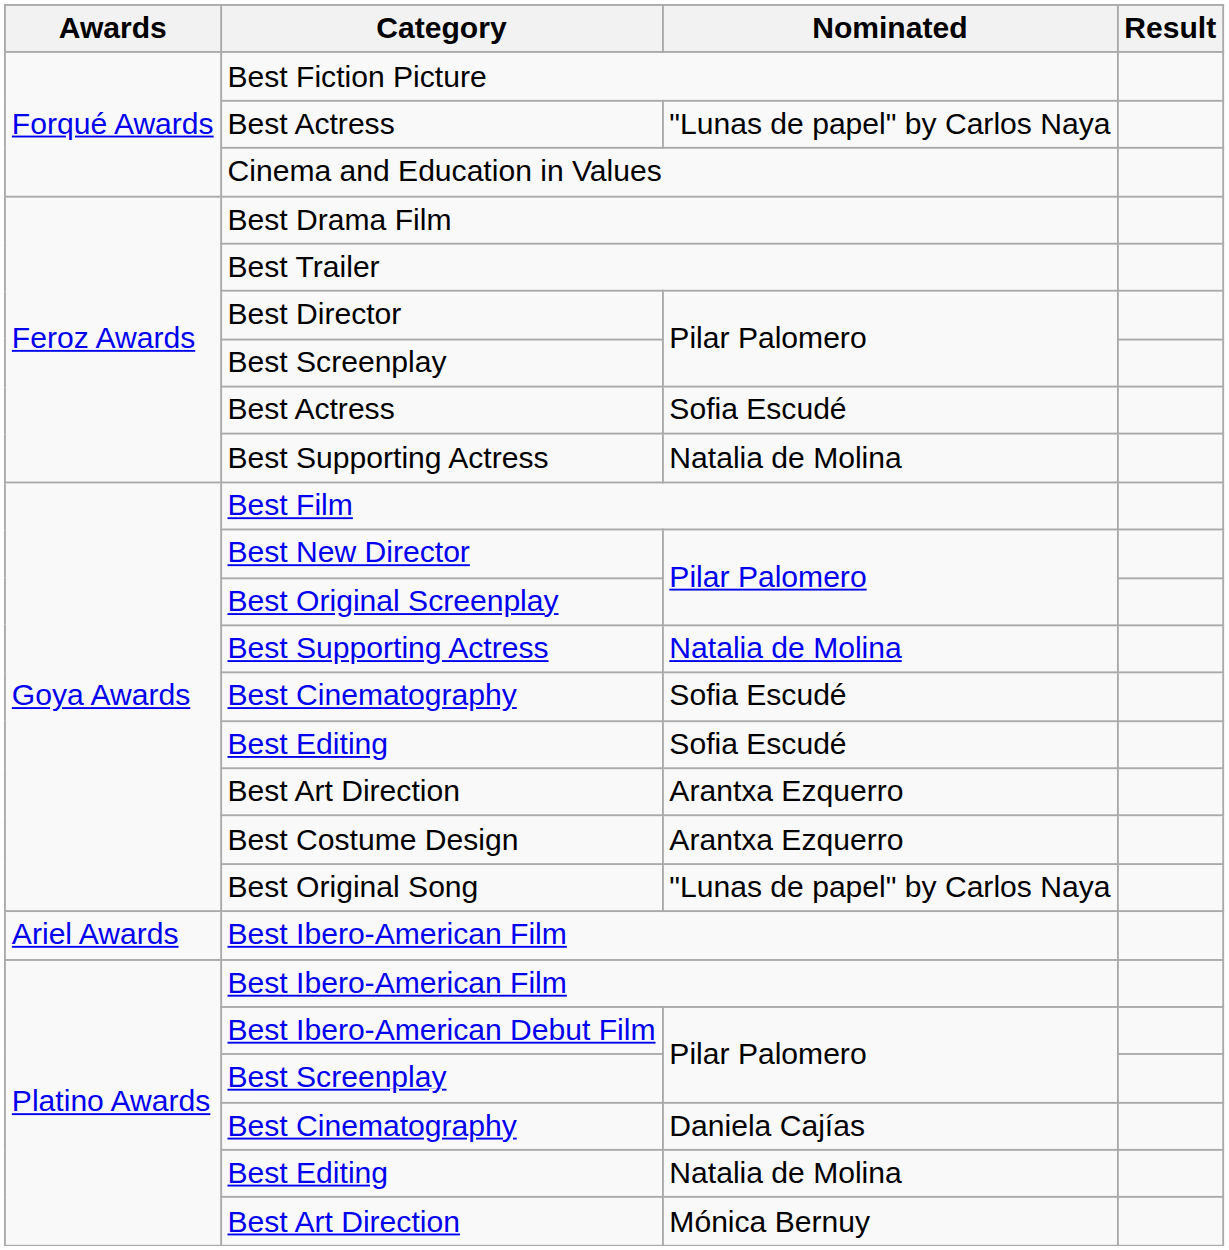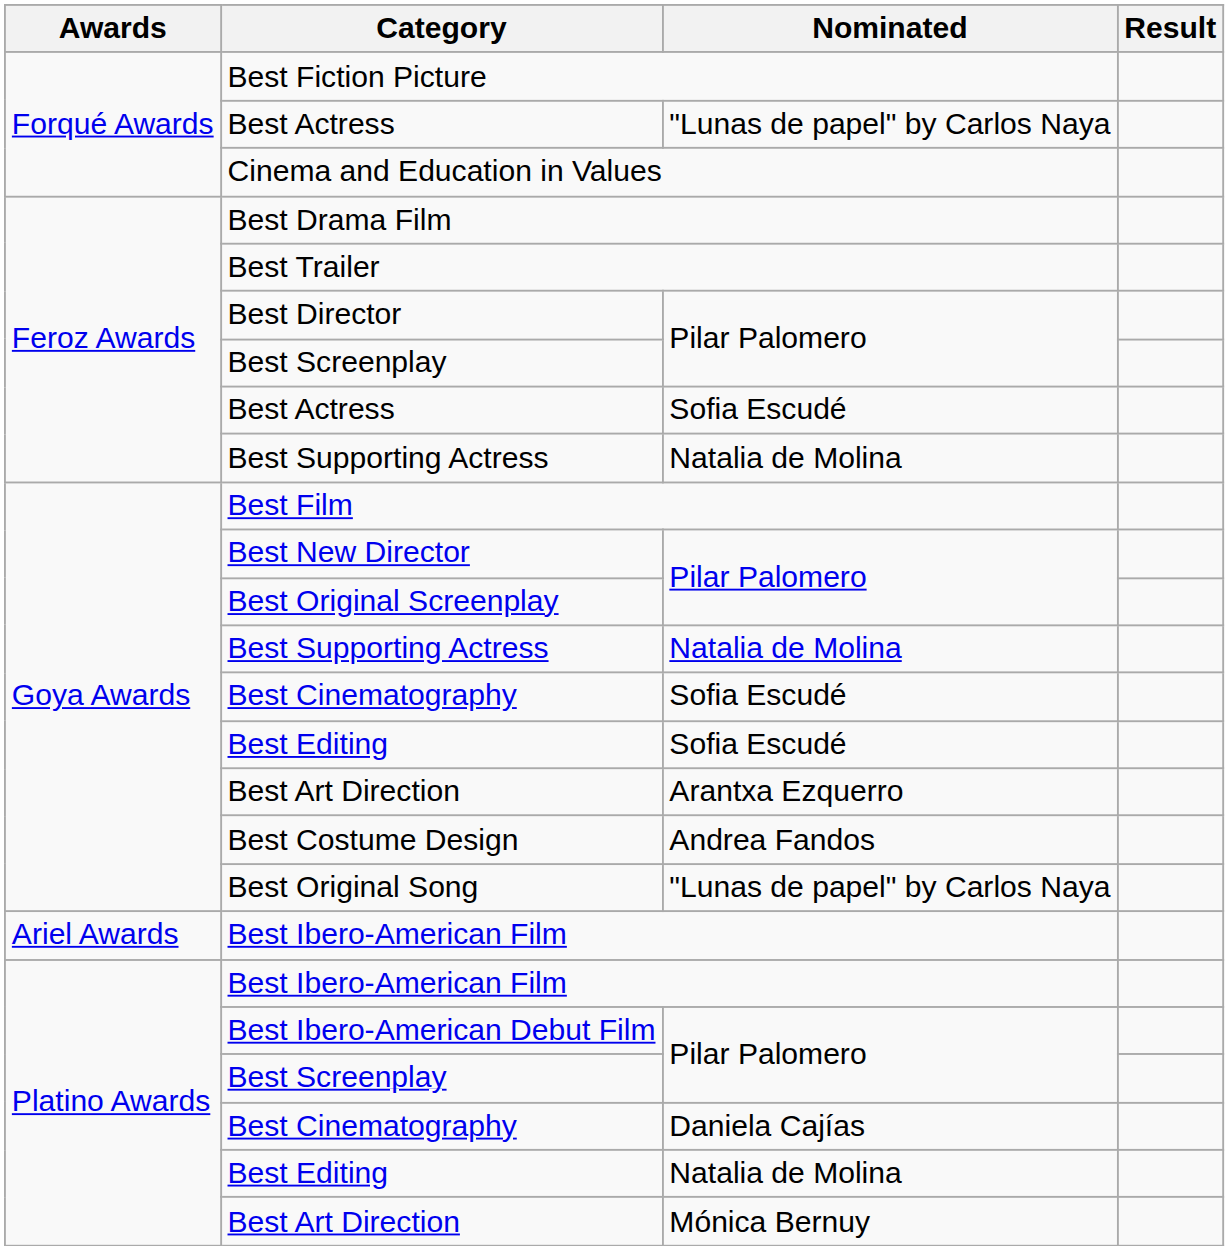(786, 839) Arantxa Ezquerro -> (772, 839) Andrea Fandos
